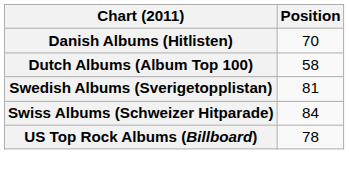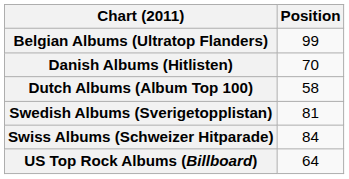+ row: (141, 40)
(310, 137) 78 -> (310, 161) 64
